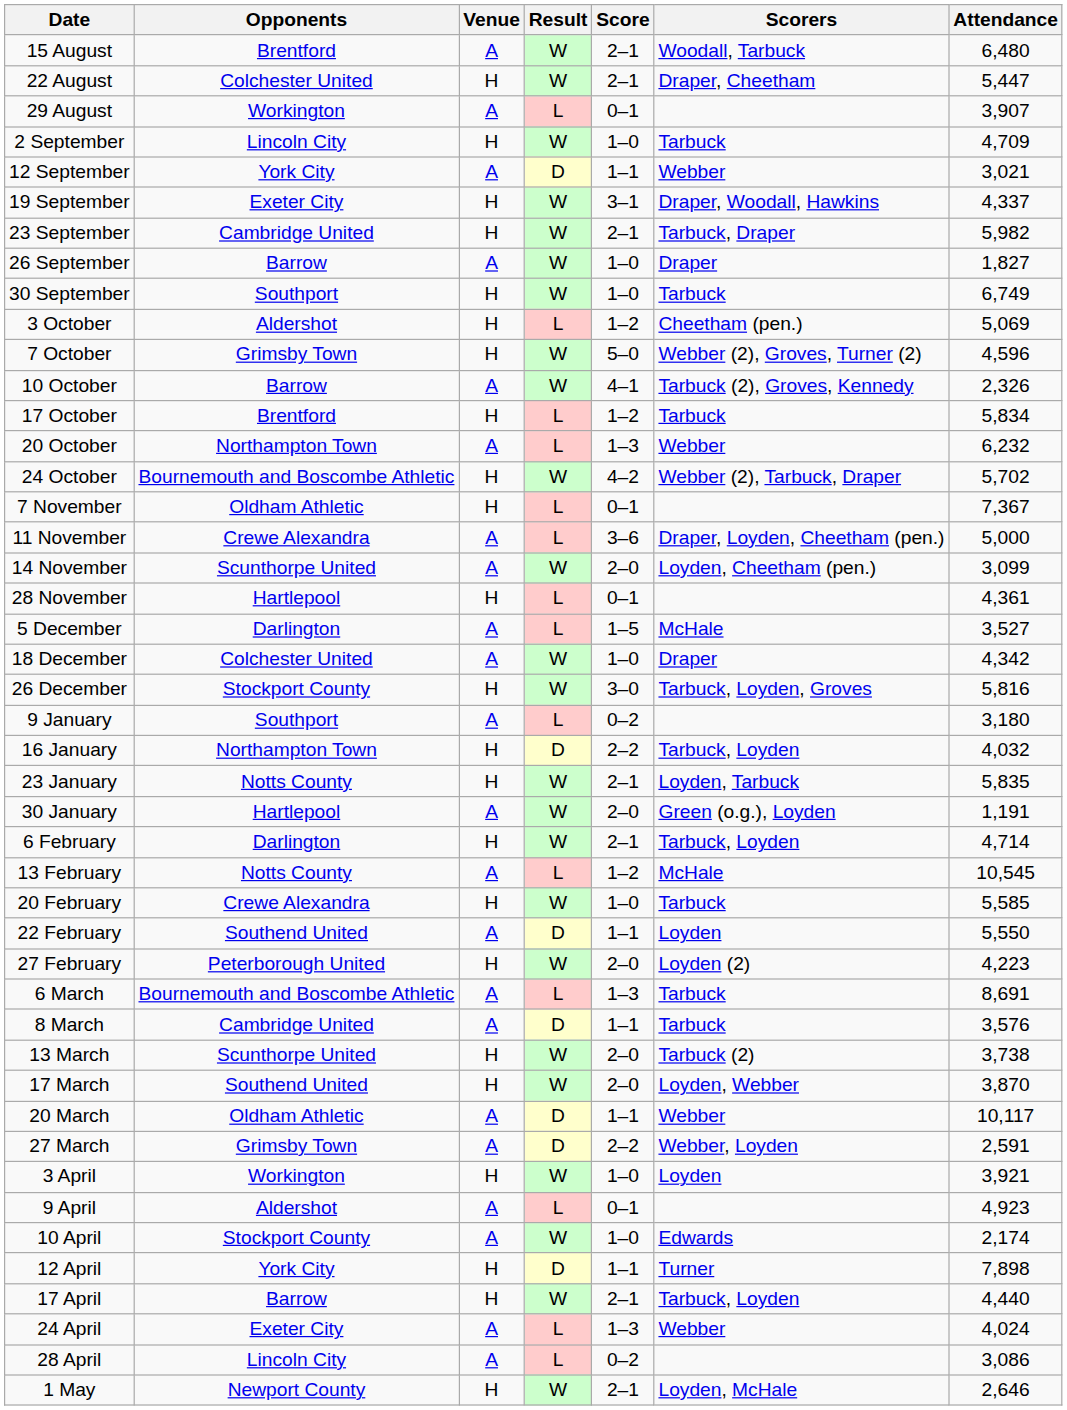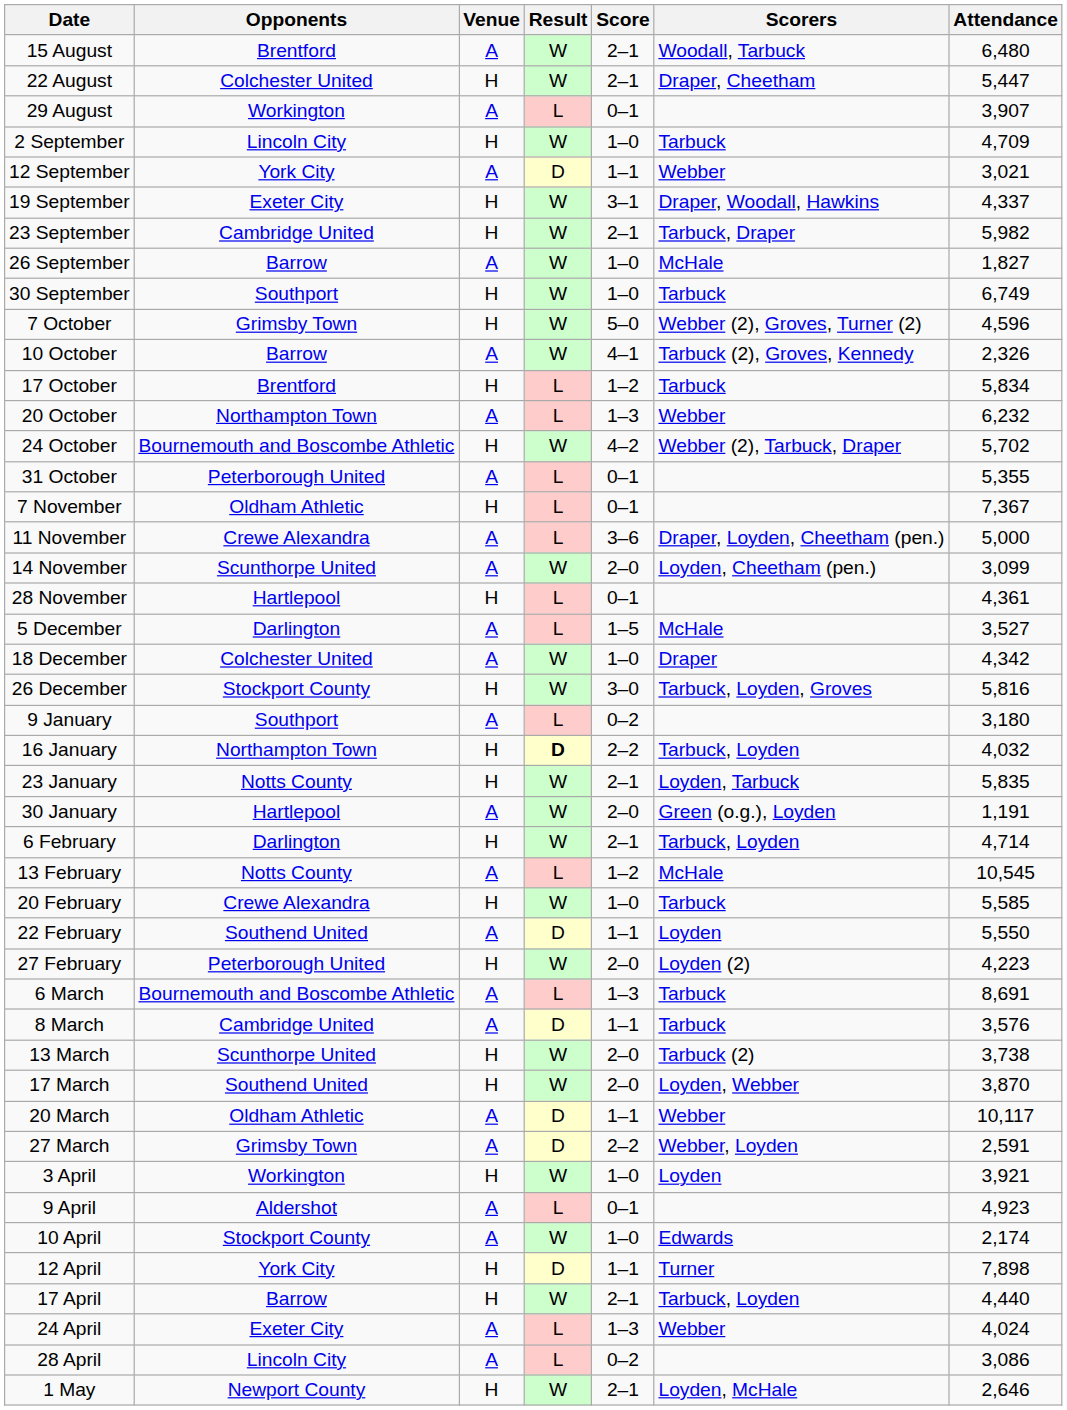(688, 263) Draper -> (691, 263) McHale
- row: (69, 324)
+ row: (69, 476)
(558, 750) normal -> (558, 750) bold
